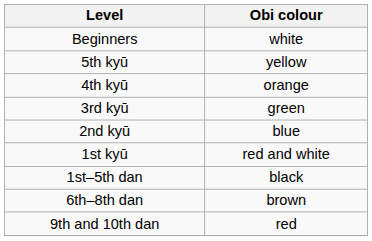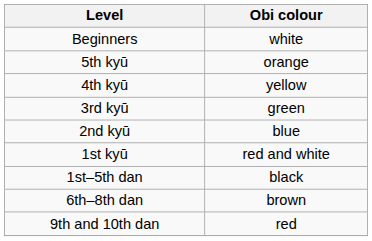(286, 62) yellow -> (286, 62) orange
(286, 85) orange -> (286, 85) yellow
